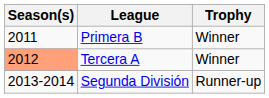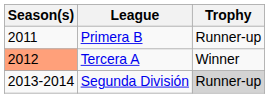(217, 37) Winner -> (228, 37) Runner-up
(228, 81) no background -> (228, 81) lightgrey background
